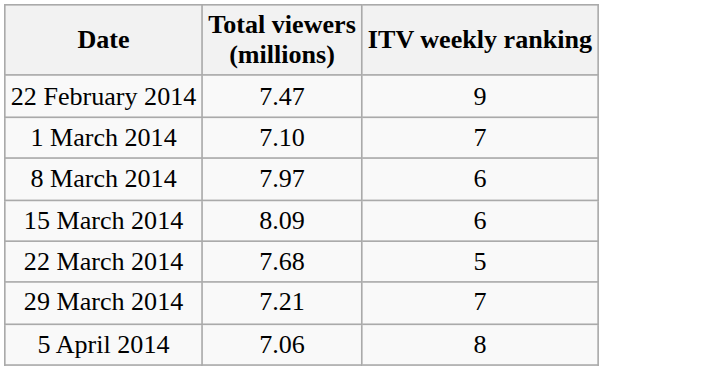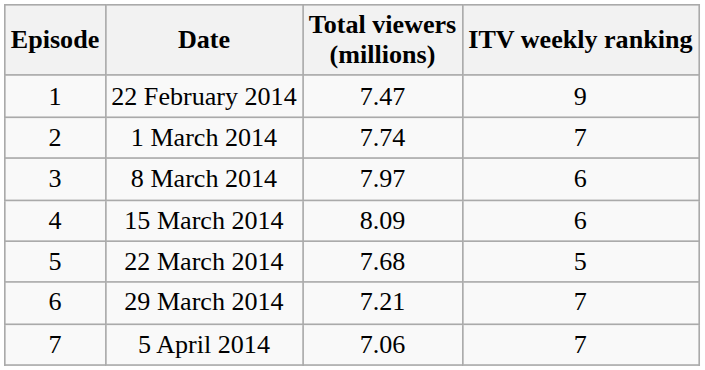+ column: (55, 39)
(282, 137) 7.10 -> (382, 137) 7.74
(480, 344) 8 -> (580, 344) 7
